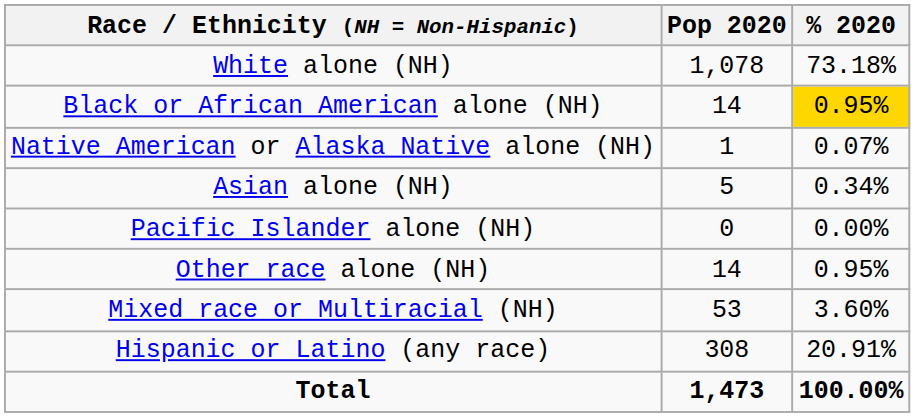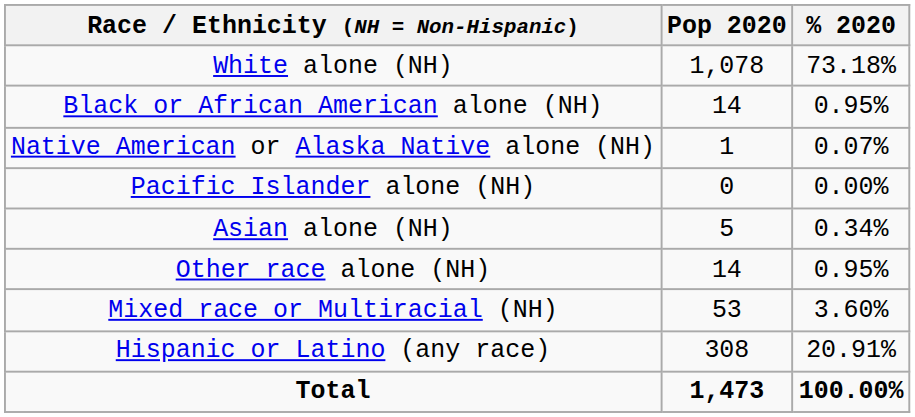(851, 107) gold background -> (851, 107) no background
rows swapped: (333, 188) <-> (333, 229)
